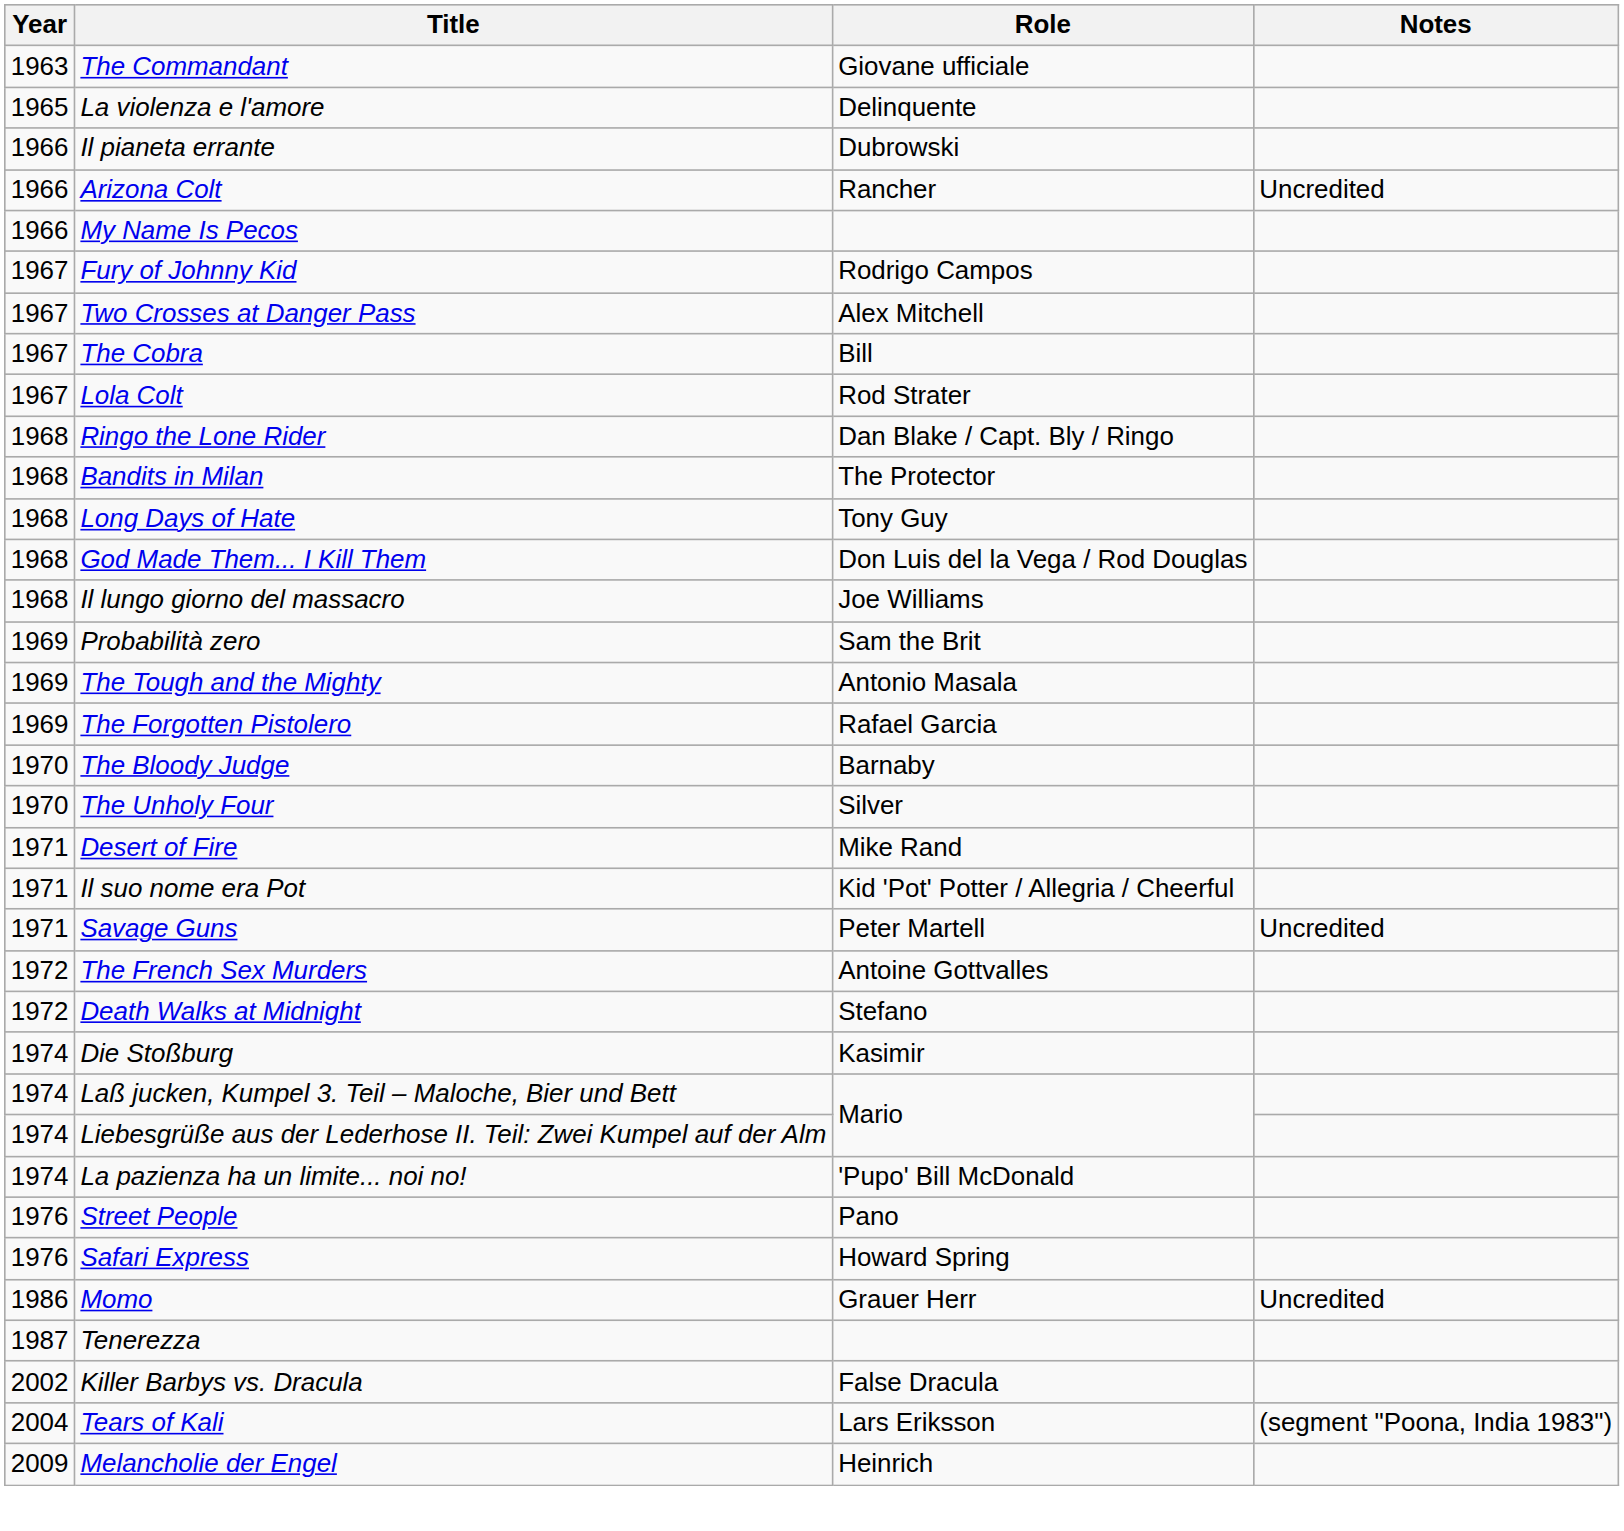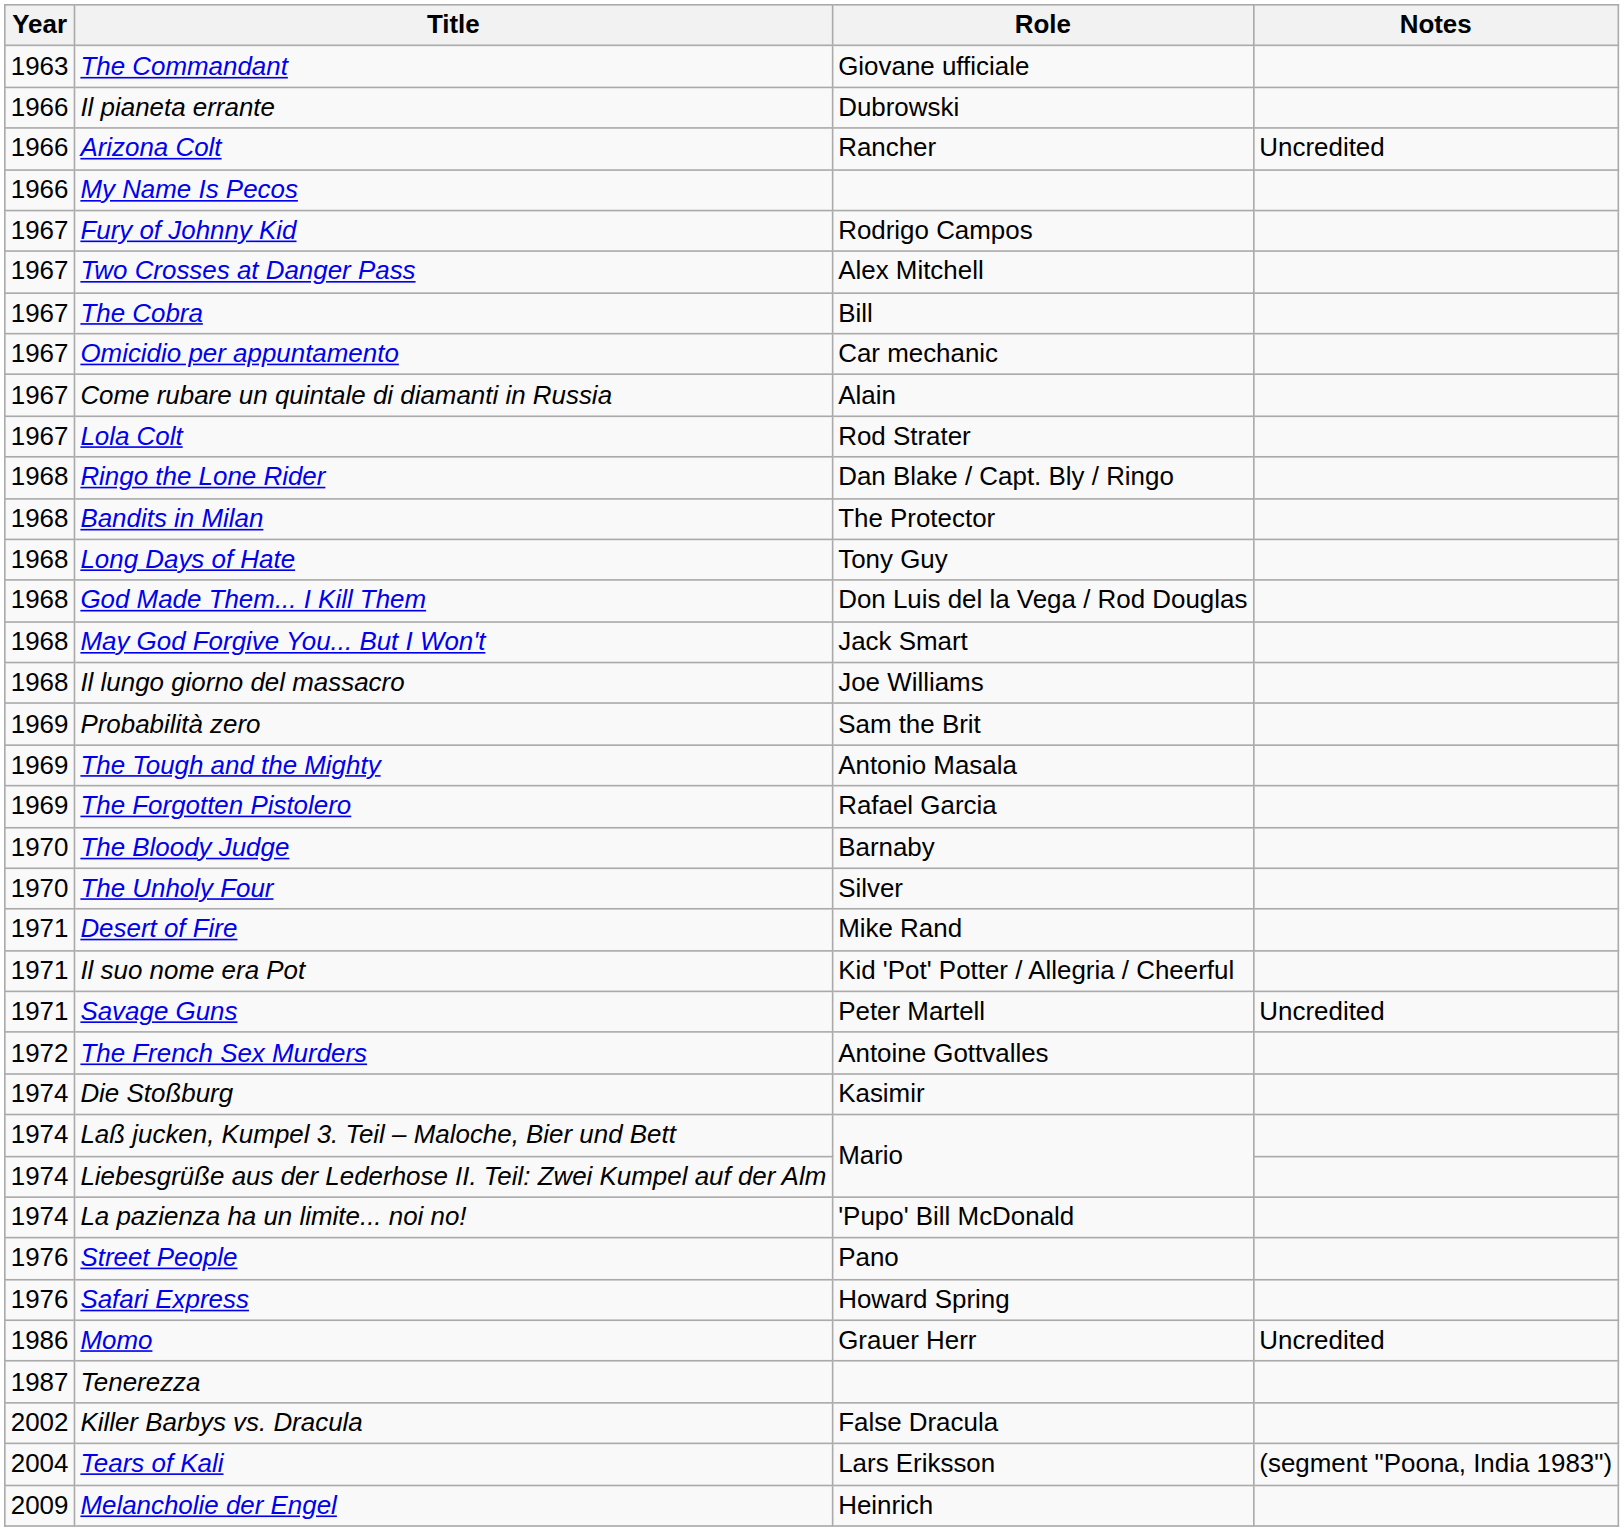- row: (202, 107)
+ row: (240, 353)
+ row: (346, 395)
+ row: (283, 641)
- row: (221, 1011)
